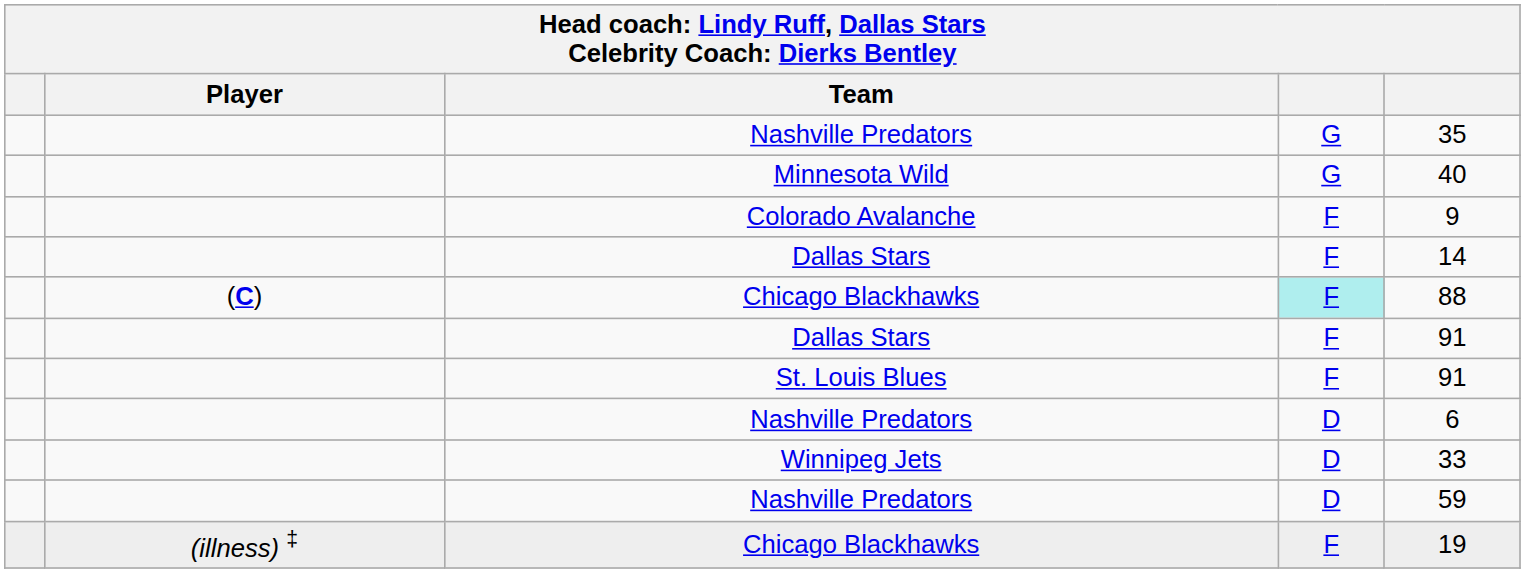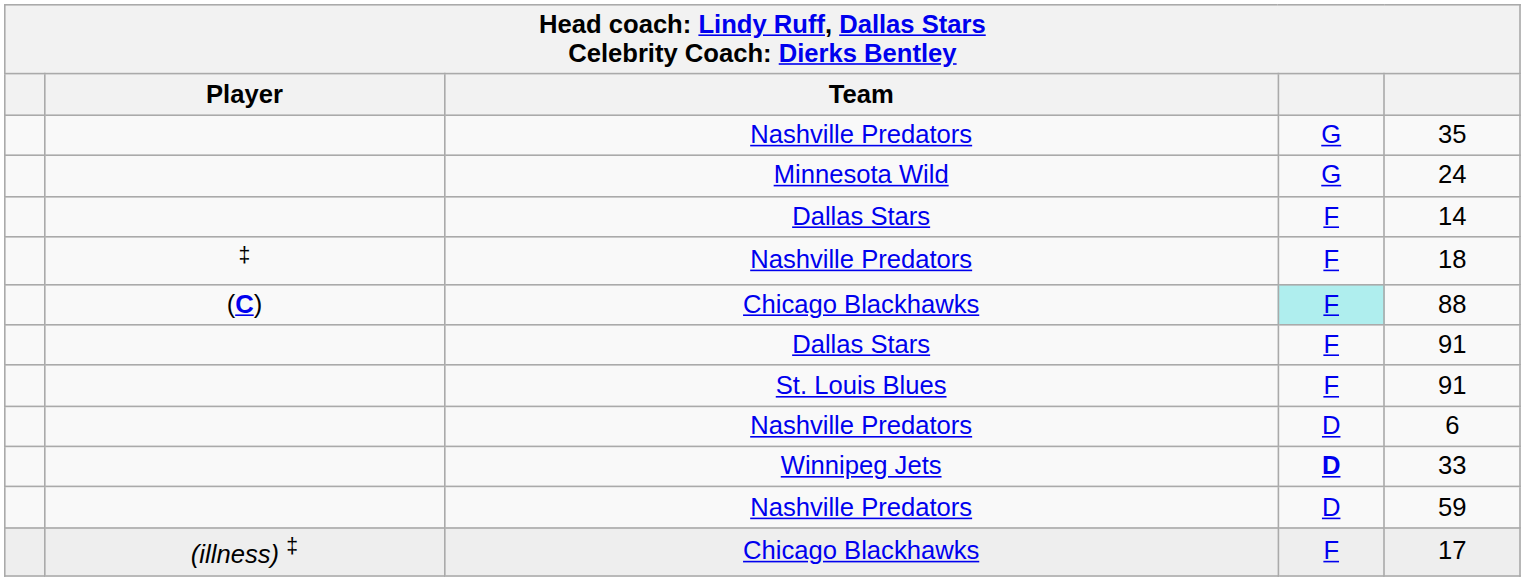(1452, 175) 40 -> (1452, 175) 24
- row: (244, 216)
+ row: (244, 254)
(1331, 459) normal -> (1331, 466) bold
(1452, 544) 19 -> (1452, 551) 17
